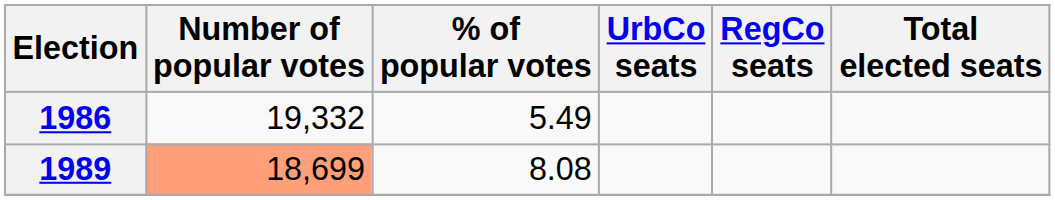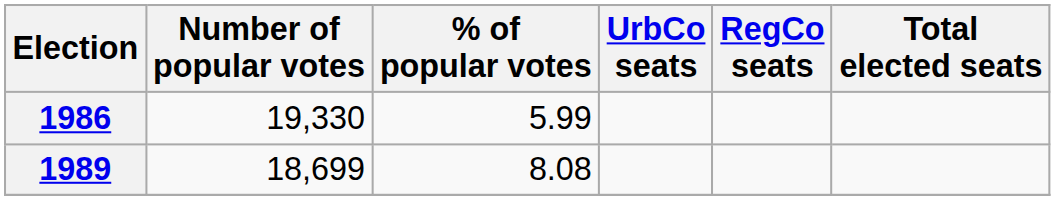(316, 117) 19,332 -> (316, 117) 19,330
(560, 117) 5.49 -> (560, 117) 5.99
(316, 169) lightsalmon background -> (316, 169) no background
